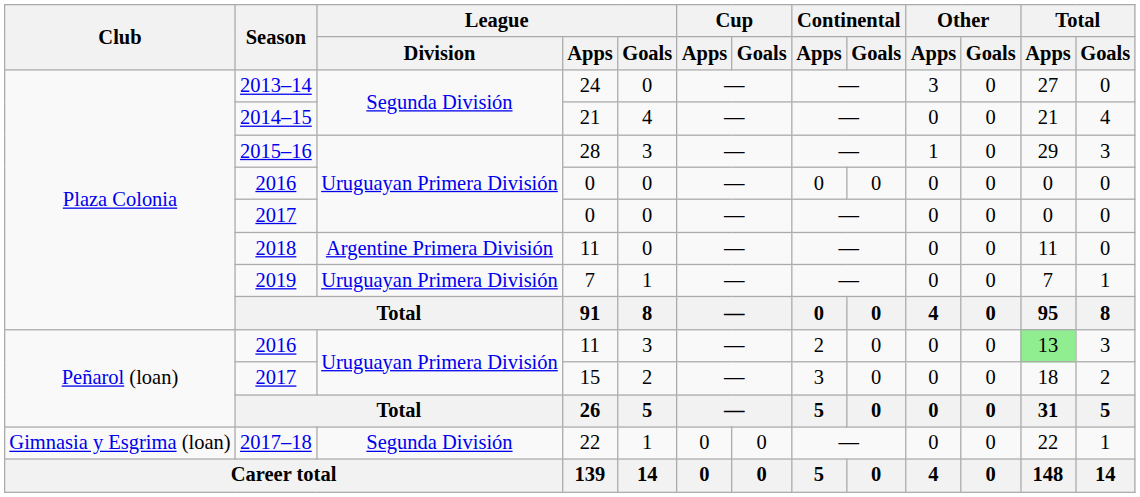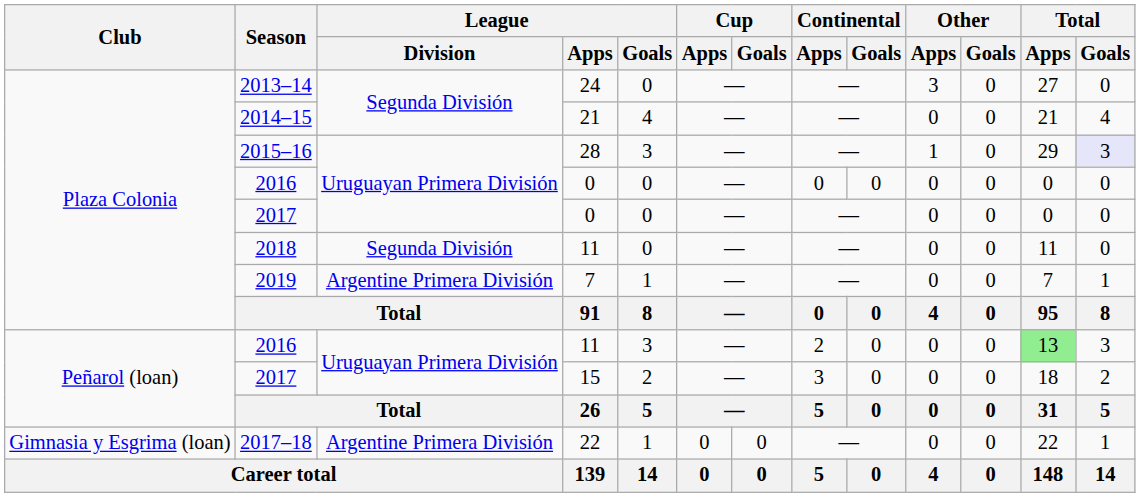(1105, 150) no background -> (1105, 150) lavender background
(439, 248) Argentine Primera División -> (439, 248) Segunda División
(439, 280) Uruguayan Primera División -> (439, 280) Argentine Primera División
(439, 442) Segunda División -> (439, 442) Argentine Primera División
